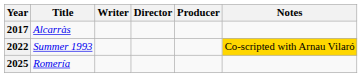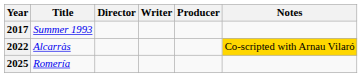columns swapped: (153, 13) <-> (113, 13)
(52, 30) Alcarràs -> (63, 30) Summer 1993
(63, 47) Summer 1993 -> (52, 47) Alcarràs
